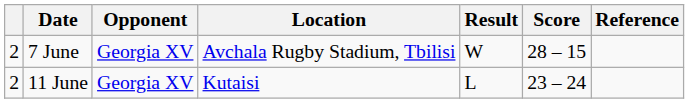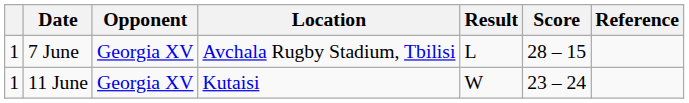(14, 51) 2 -> (14, 51) 1
(474, 51) W -> (471, 51) L
(14, 82) 2 -> (14, 82) 1
(471, 82) L -> (474, 82) W
